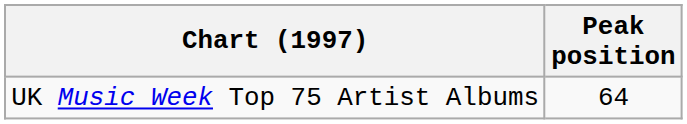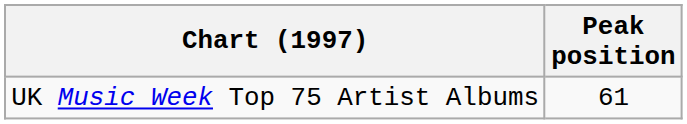(613, 98) 64 -> (613, 98) 61
